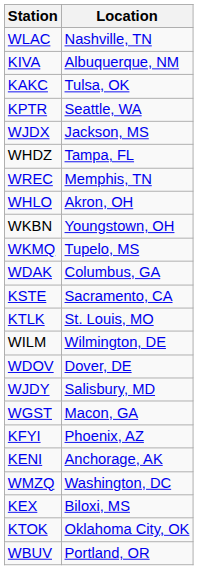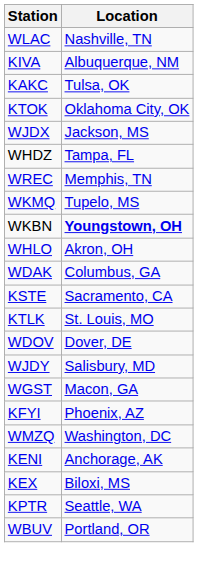rows swapped: (28, 529) <-> (27, 109)
rows swapped: (32, 249) <-> (30, 202)
(119, 226) normal -> (123, 226) bold
- row: (27, 343)
rows swapped: (25, 459) <-> (31, 483)
